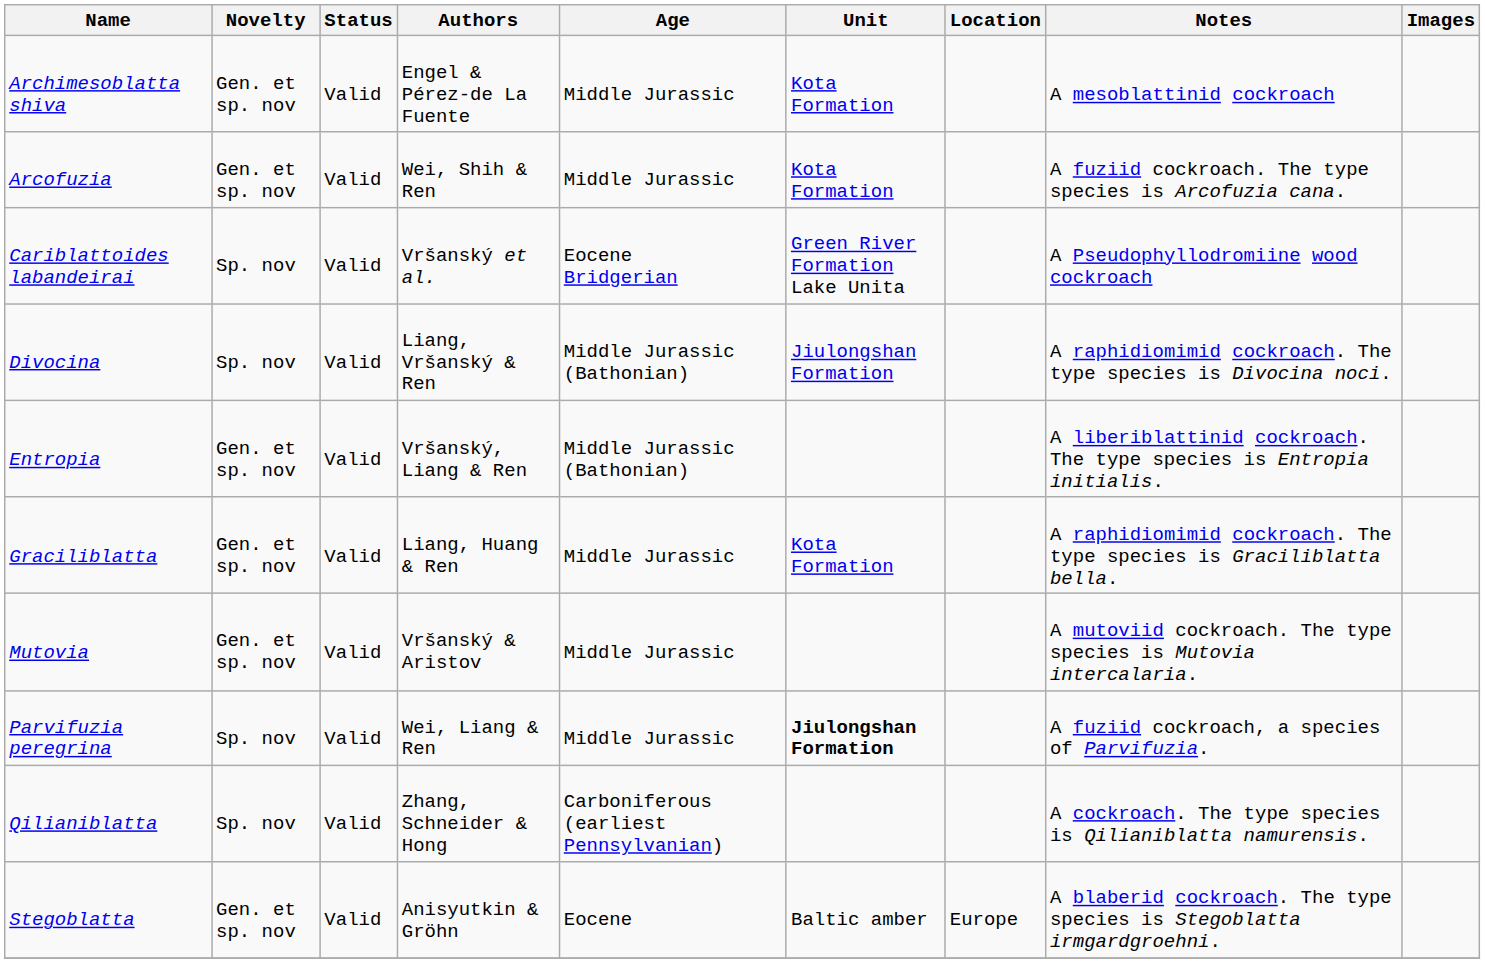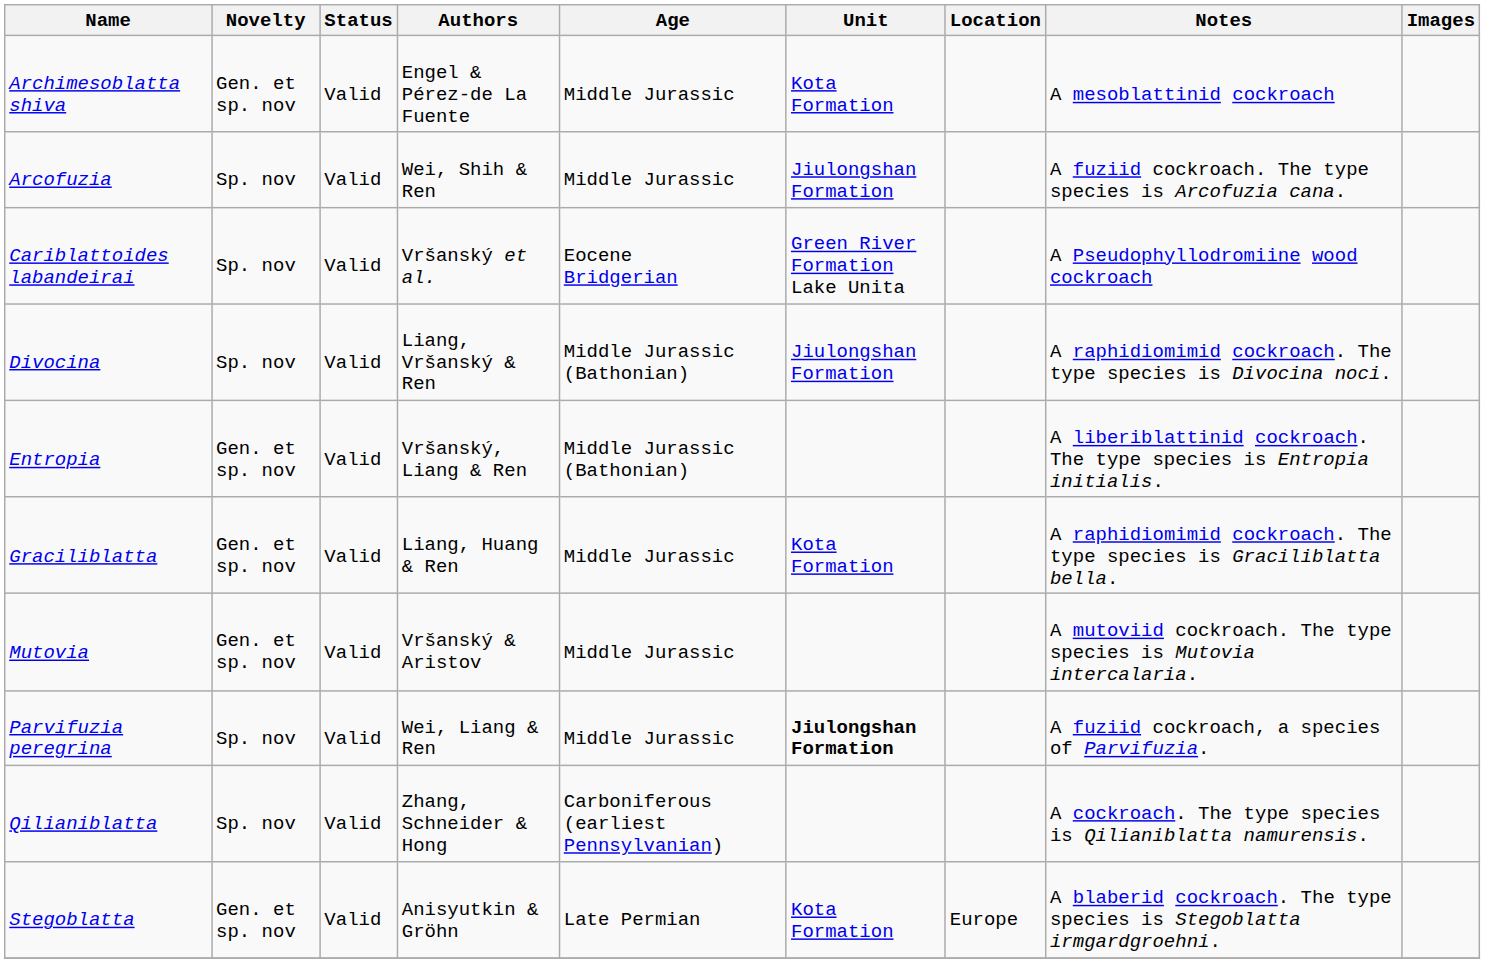(256, 181) Gen. et sp. nov -> (256, 181) Sp. nov
(842, 181) Kota Formation -> (854, 181) Jiulongshan Formation
(598, 921) Eocene -> (632, 921) Late Permian
(859, 921) Baltic amber -> (842, 921) Kota Formation
